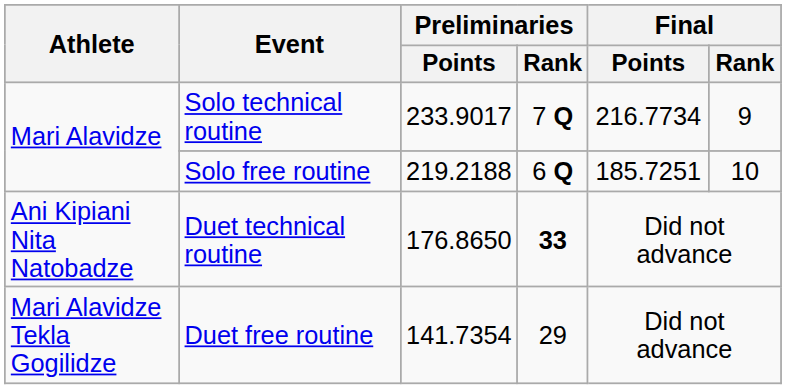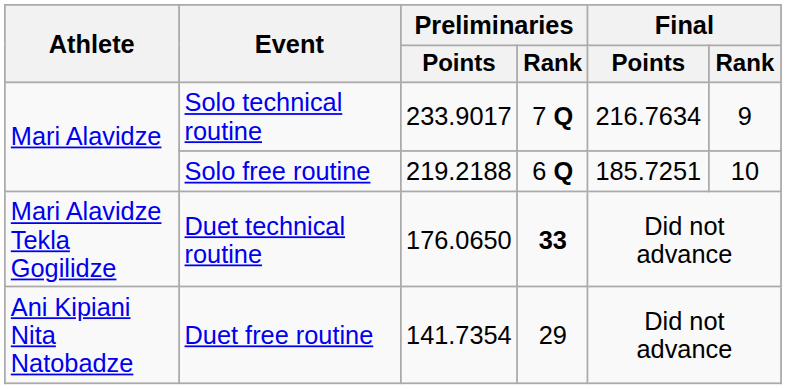(648, 117) 216.7734 -> (648, 117) 216.7634
(72, 240) Ani Kipiani Nita Natobadze -> (86, 240) Mari Alavidze Tekla Gogilidze
(459, 240) 176.8650 -> (459, 240) 176.0650
(86, 336) Mari Alavidze Tekla Gogilidze -> (72, 336) Ani Kipiani Nita Natobadze
